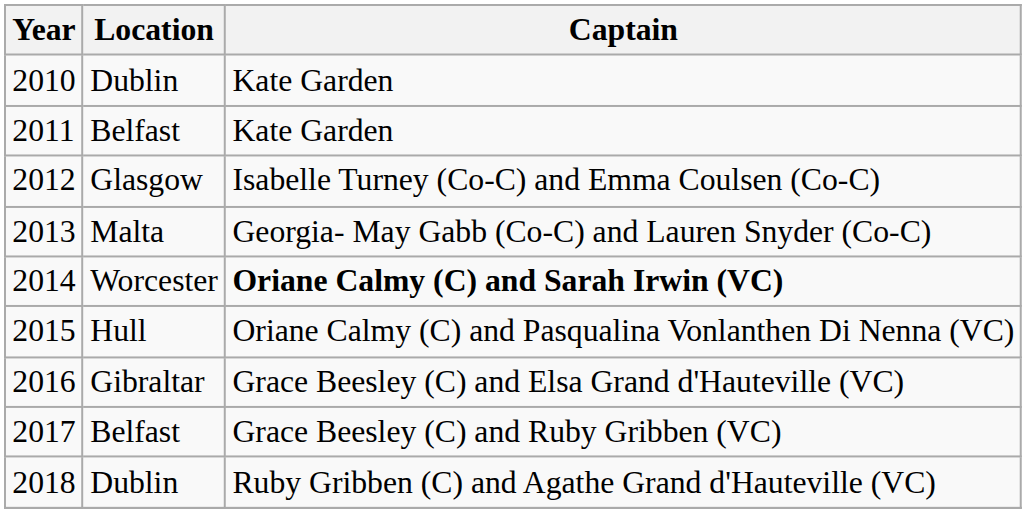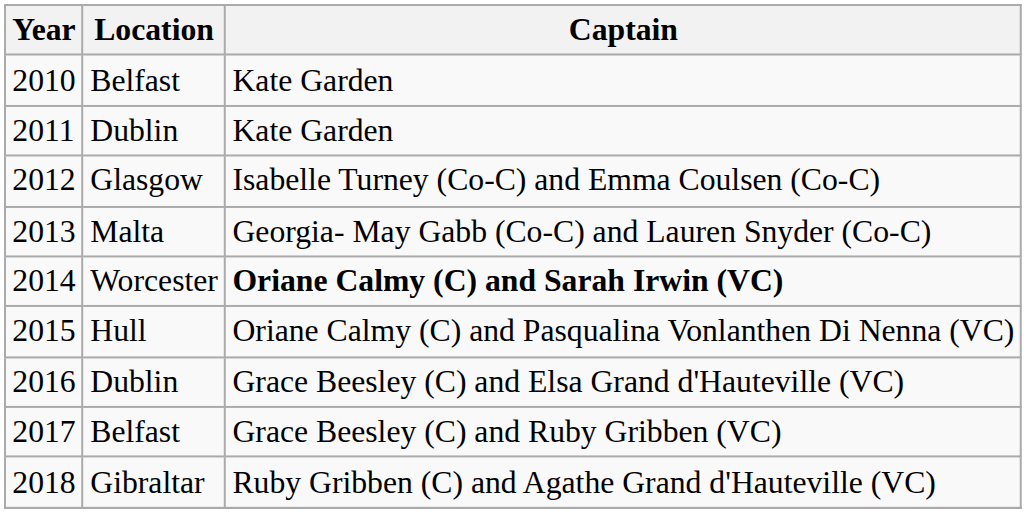(134, 79) Dublin -> (135, 79) Belfast
(135, 130) Belfast -> (134, 130) Dublin
(147, 381) Gibraltar -> (134, 381) Dublin
(134, 481) Dublin -> (147, 481) Gibraltar
